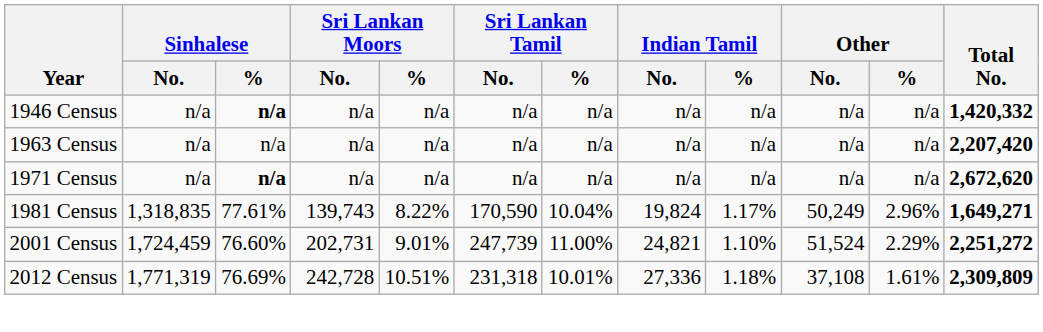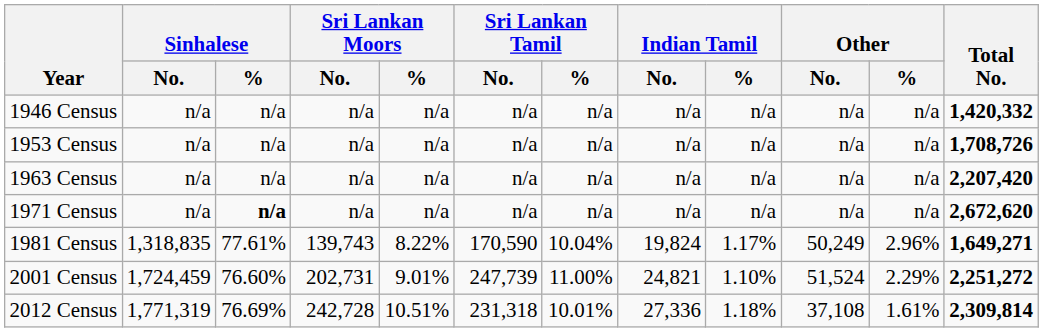(272, 111) bold -> (273, 111) normal
+ row: (63, 144)
(991, 277) 2,309,809 -> (991, 310) 2,309,814
